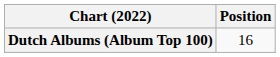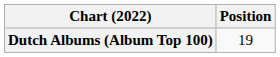(246, 40) 16 -> (246, 40) 19
